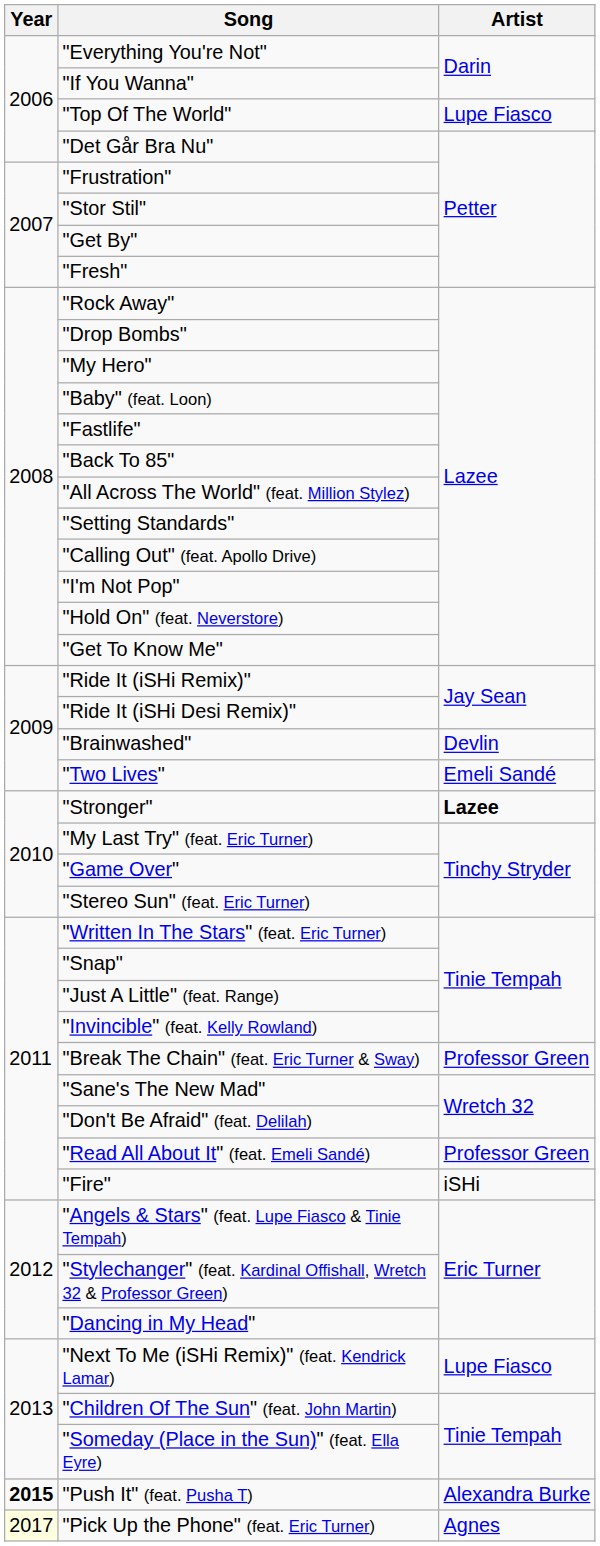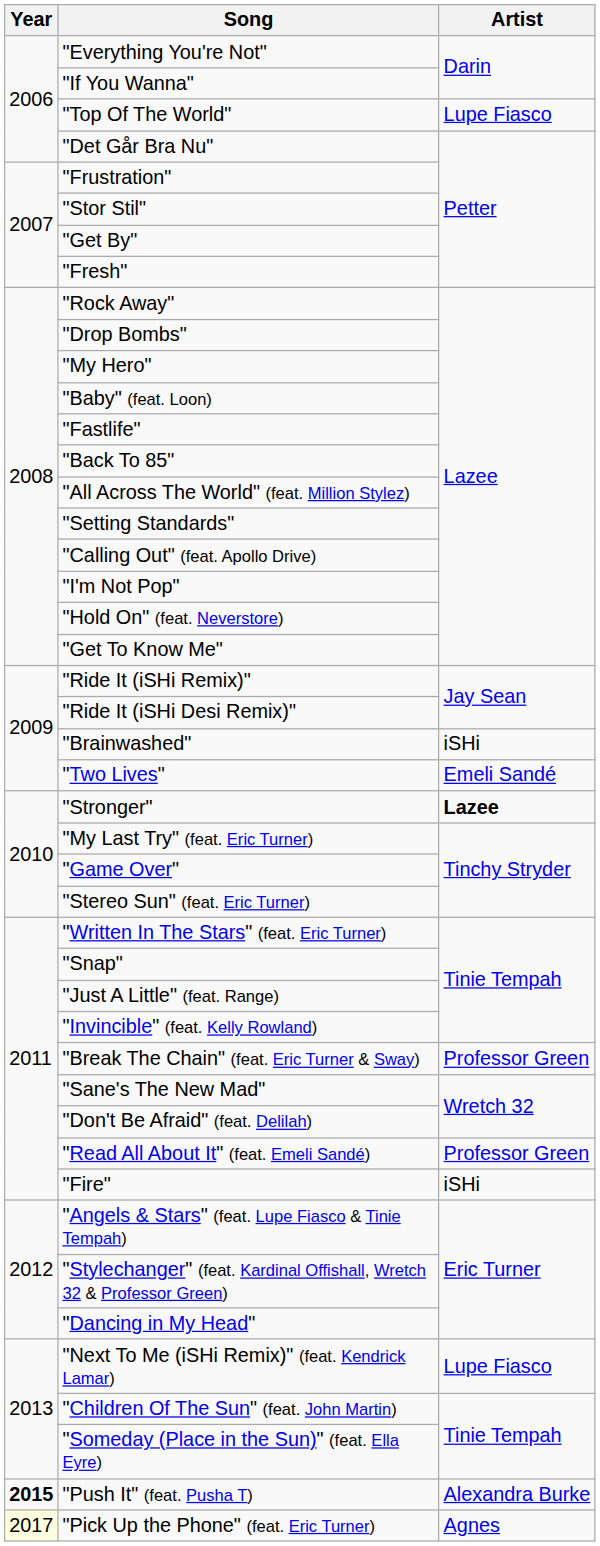(471, 743) Devlin -> (462, 743) iSHi
